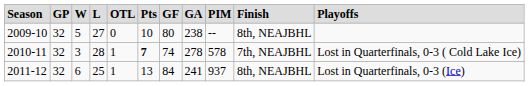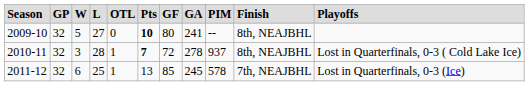(147, 33) normal -> (147, 33) bold
(194, 33) 238 -> (194, 33) 241
(168, 52) 74 -> (168, 52) 72
(217, 52) 578 -> (217, 52) 937
(274, 52) 7th, NEAJBHL -> (274, 52) 8th, NEAJBHL
(168, 71) 84 -> (168, 71) 85
(194, 71) 241 -> (194, 71) 245
(217, 71) 937 -> (217, 71) 578
(274, 71) 8th, NEAJBHL -> (274, 71) 7th, NEAJBHL
